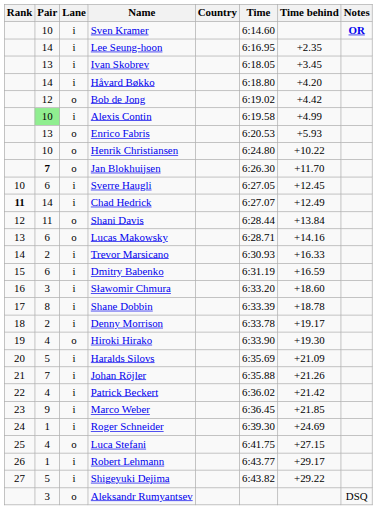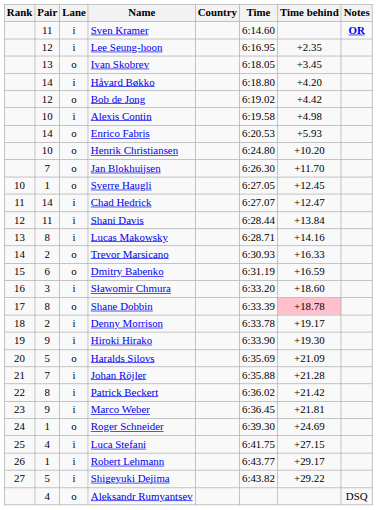(47, 30) 10 -> (47, 30) 11
(47, 47) 14 -> (47, 47) 12
(74, 64) i -> (74, 64) o
(47, 116) lightgreen background -> (47, 116) no background
(309, 116) +4.99 -> (309, 116) +4.98
(47, 133) 13 -> (47, 133) 14
(309, 151) +10.22 -> (309, 151) +10.20
(47, 168) bold -> (47, 168) normal
(47, 185) 6 -> (47, 185) 1
(74, 185) i -> (74, 185) o
(20, 202) bold -> (20, 202) normal
(309, 202) +12.49 -> (309, 202) +12.47
(74, 220) o -> (74, 220) i
(47, 237) 6 -> (47, 237) 8
(74, 237) o -> (74, 237) i
(74, 254) i -> (74, 254) o
(74, 271) i -> (74, 271) o
(74, 306) i -> (74, 306) o
(309, 306) no background -> (309, 306) pink background
(47, 340) 4 -> (47, 340) 9
(74, 340) o -> (74, 340) i
(74, 358) i -> (74, 358) o
(309, 375) +21.26 -> (309, 375) +21.28
(47, 392) 4 -> (47, 392) 8
(309, 409) +21.85 -> (309, 409) +21.81
(74, 427) i -> (74, 427) o
(74, 444) o -> (74, 444) i
(47, 496) 3 -> (47, 496) 4
